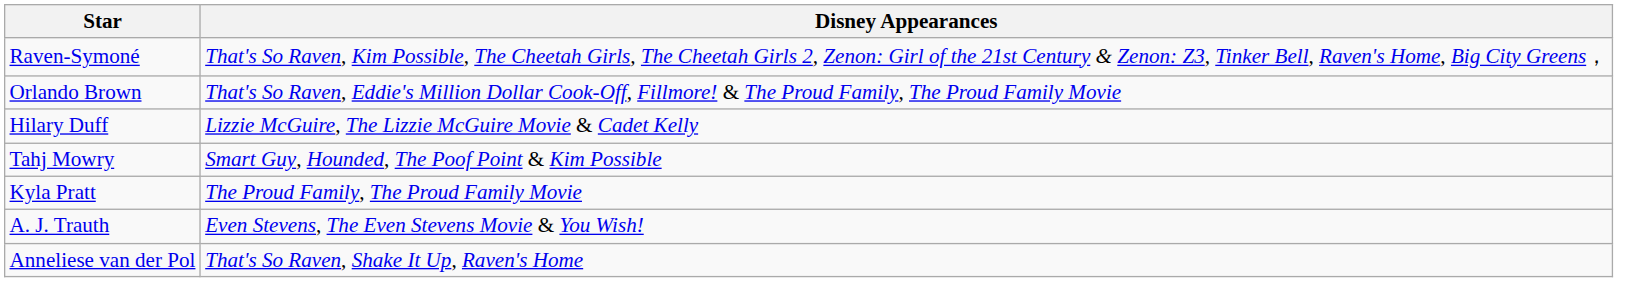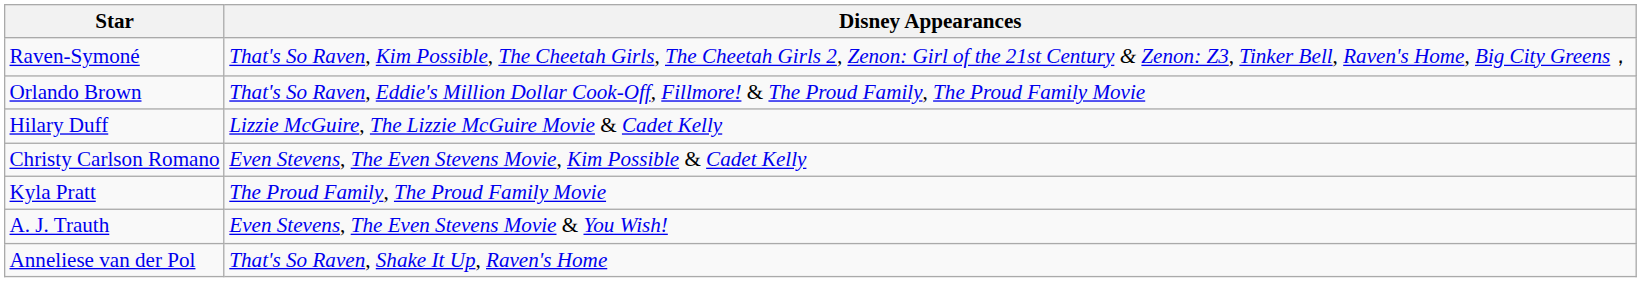+ row: (115, 159)
- row: (62, 159)
